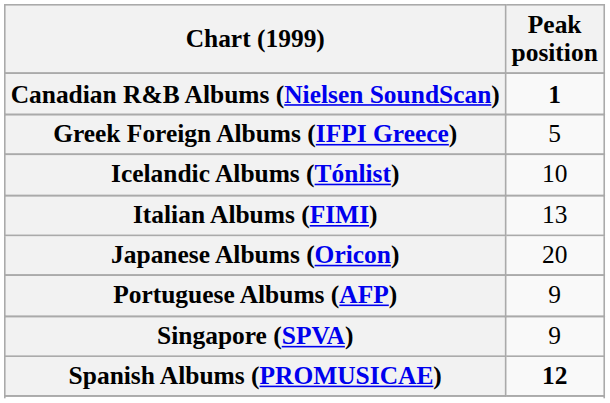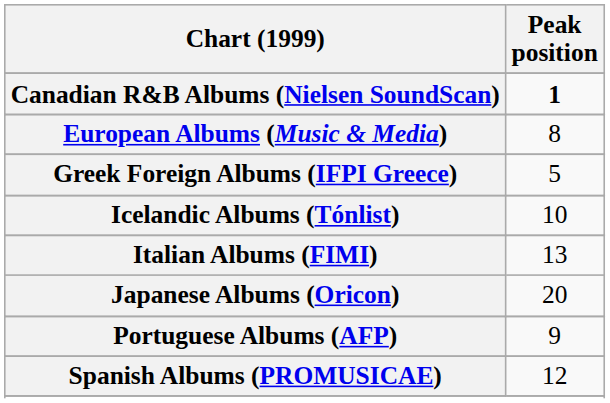+ row: (255, 133)
- row: (255, 335)
(555, 376) bold -> (555, 376) normal
